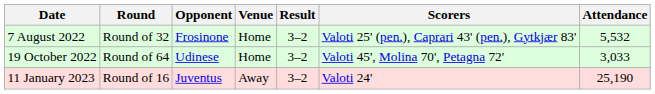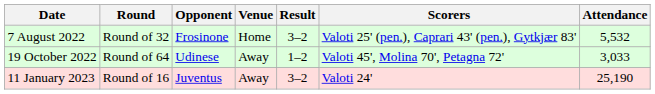(255, 57) Home -> (254, 57) Away
(297, 57) 3–2 -> (297, 57) 1–2
